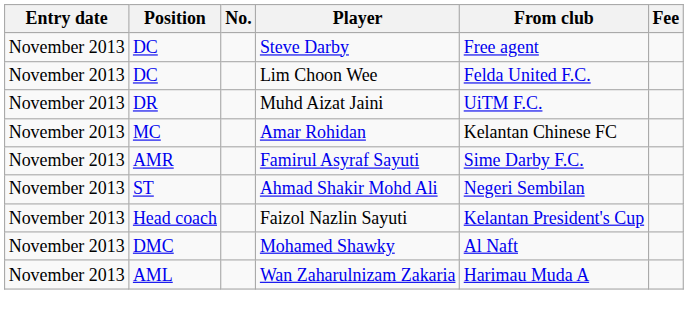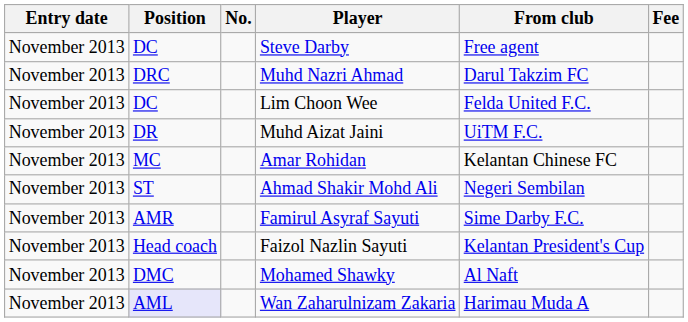+ row: (332, 75)
rows swapped: (340, 160) <-> (349, 189)
(153, 274) no background -> (153, 302) lavender background
